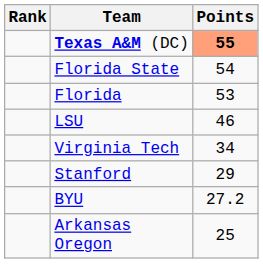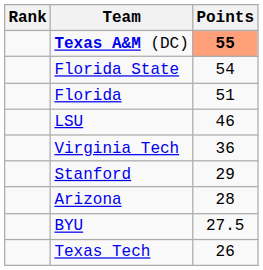(225, 96) 53 -> (225, 96) 51
(225, 148) 34 -> (225, 148) 36
+ row: (88, 200)
(225, 200) 27.2 -> (225, 226) 27.5
+ row: (102, 252)
- row: (93, 235)
